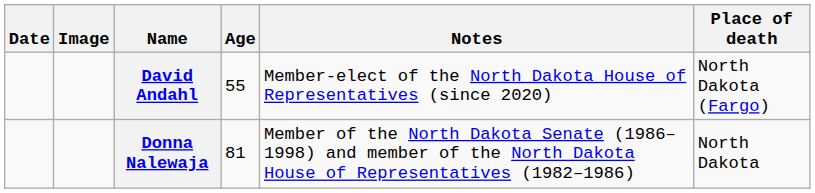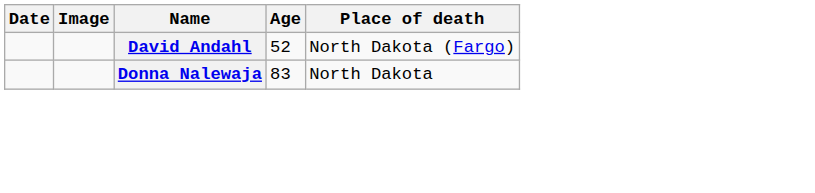- column: (477, 38)
(235, 86) 55 -> (280, 47) 52
(235, 154) 81 -> (280, 75) 83
